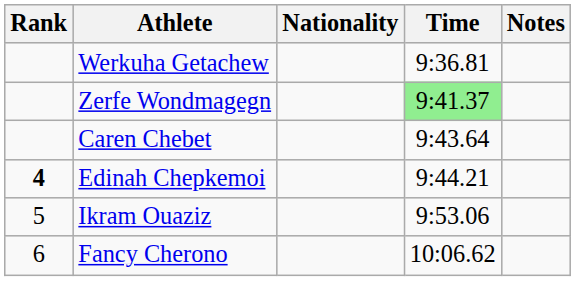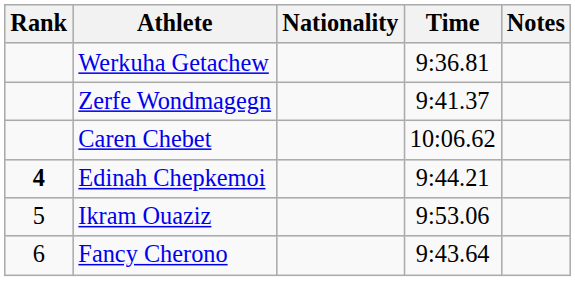(453, 100) lightgreen background -> (453, 100) no background
(453, 139) 9:43.64 -> (453, 139) 10:06.62
(453, 255) 10:06.62 -> (453, 255) 9:43.64
